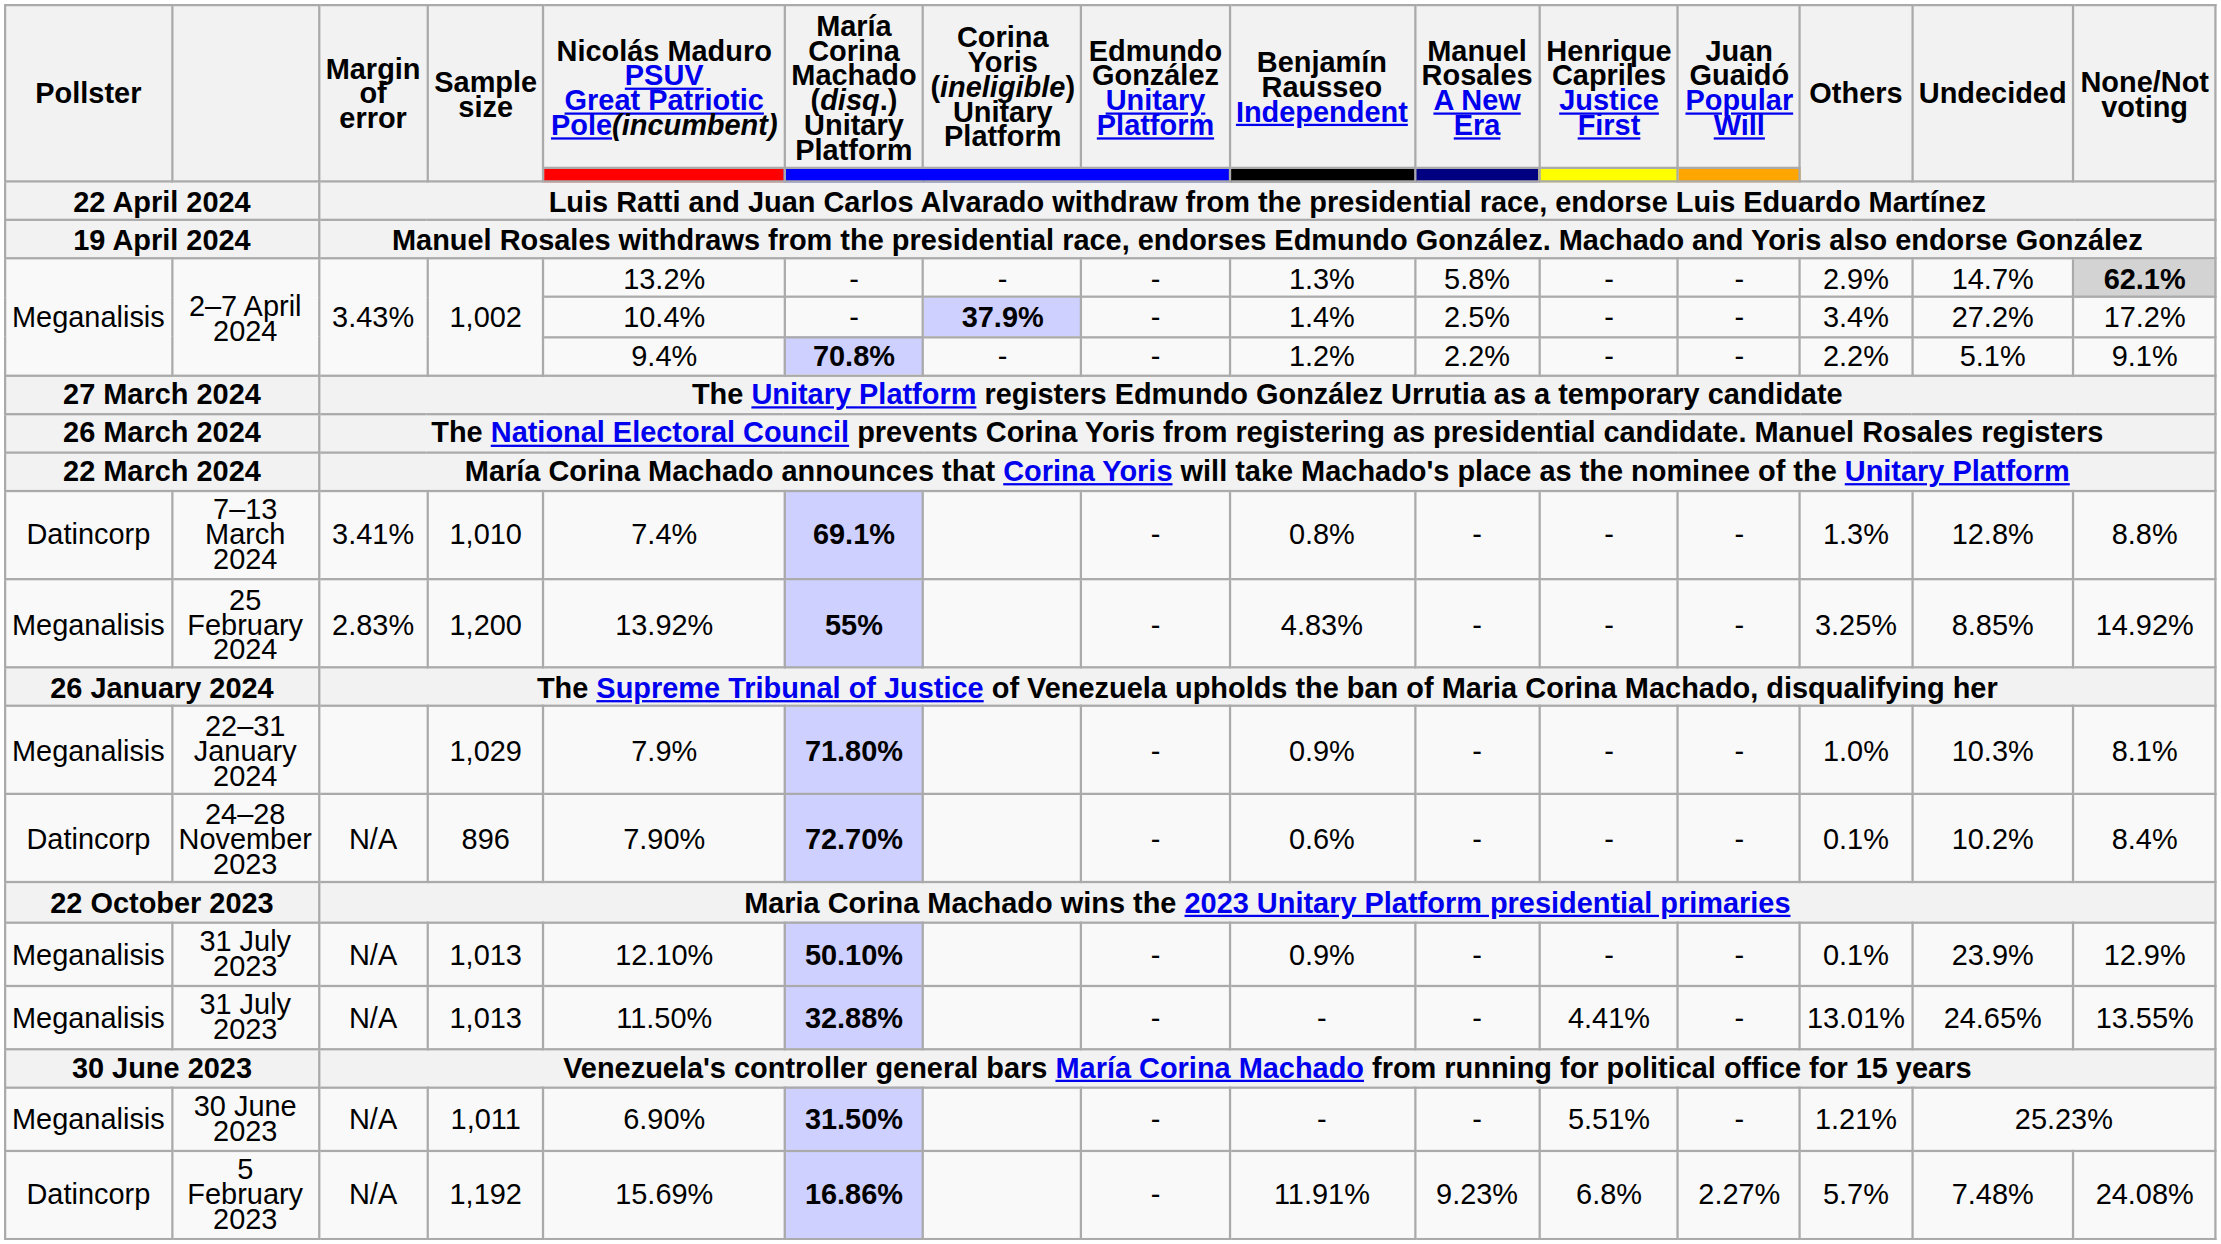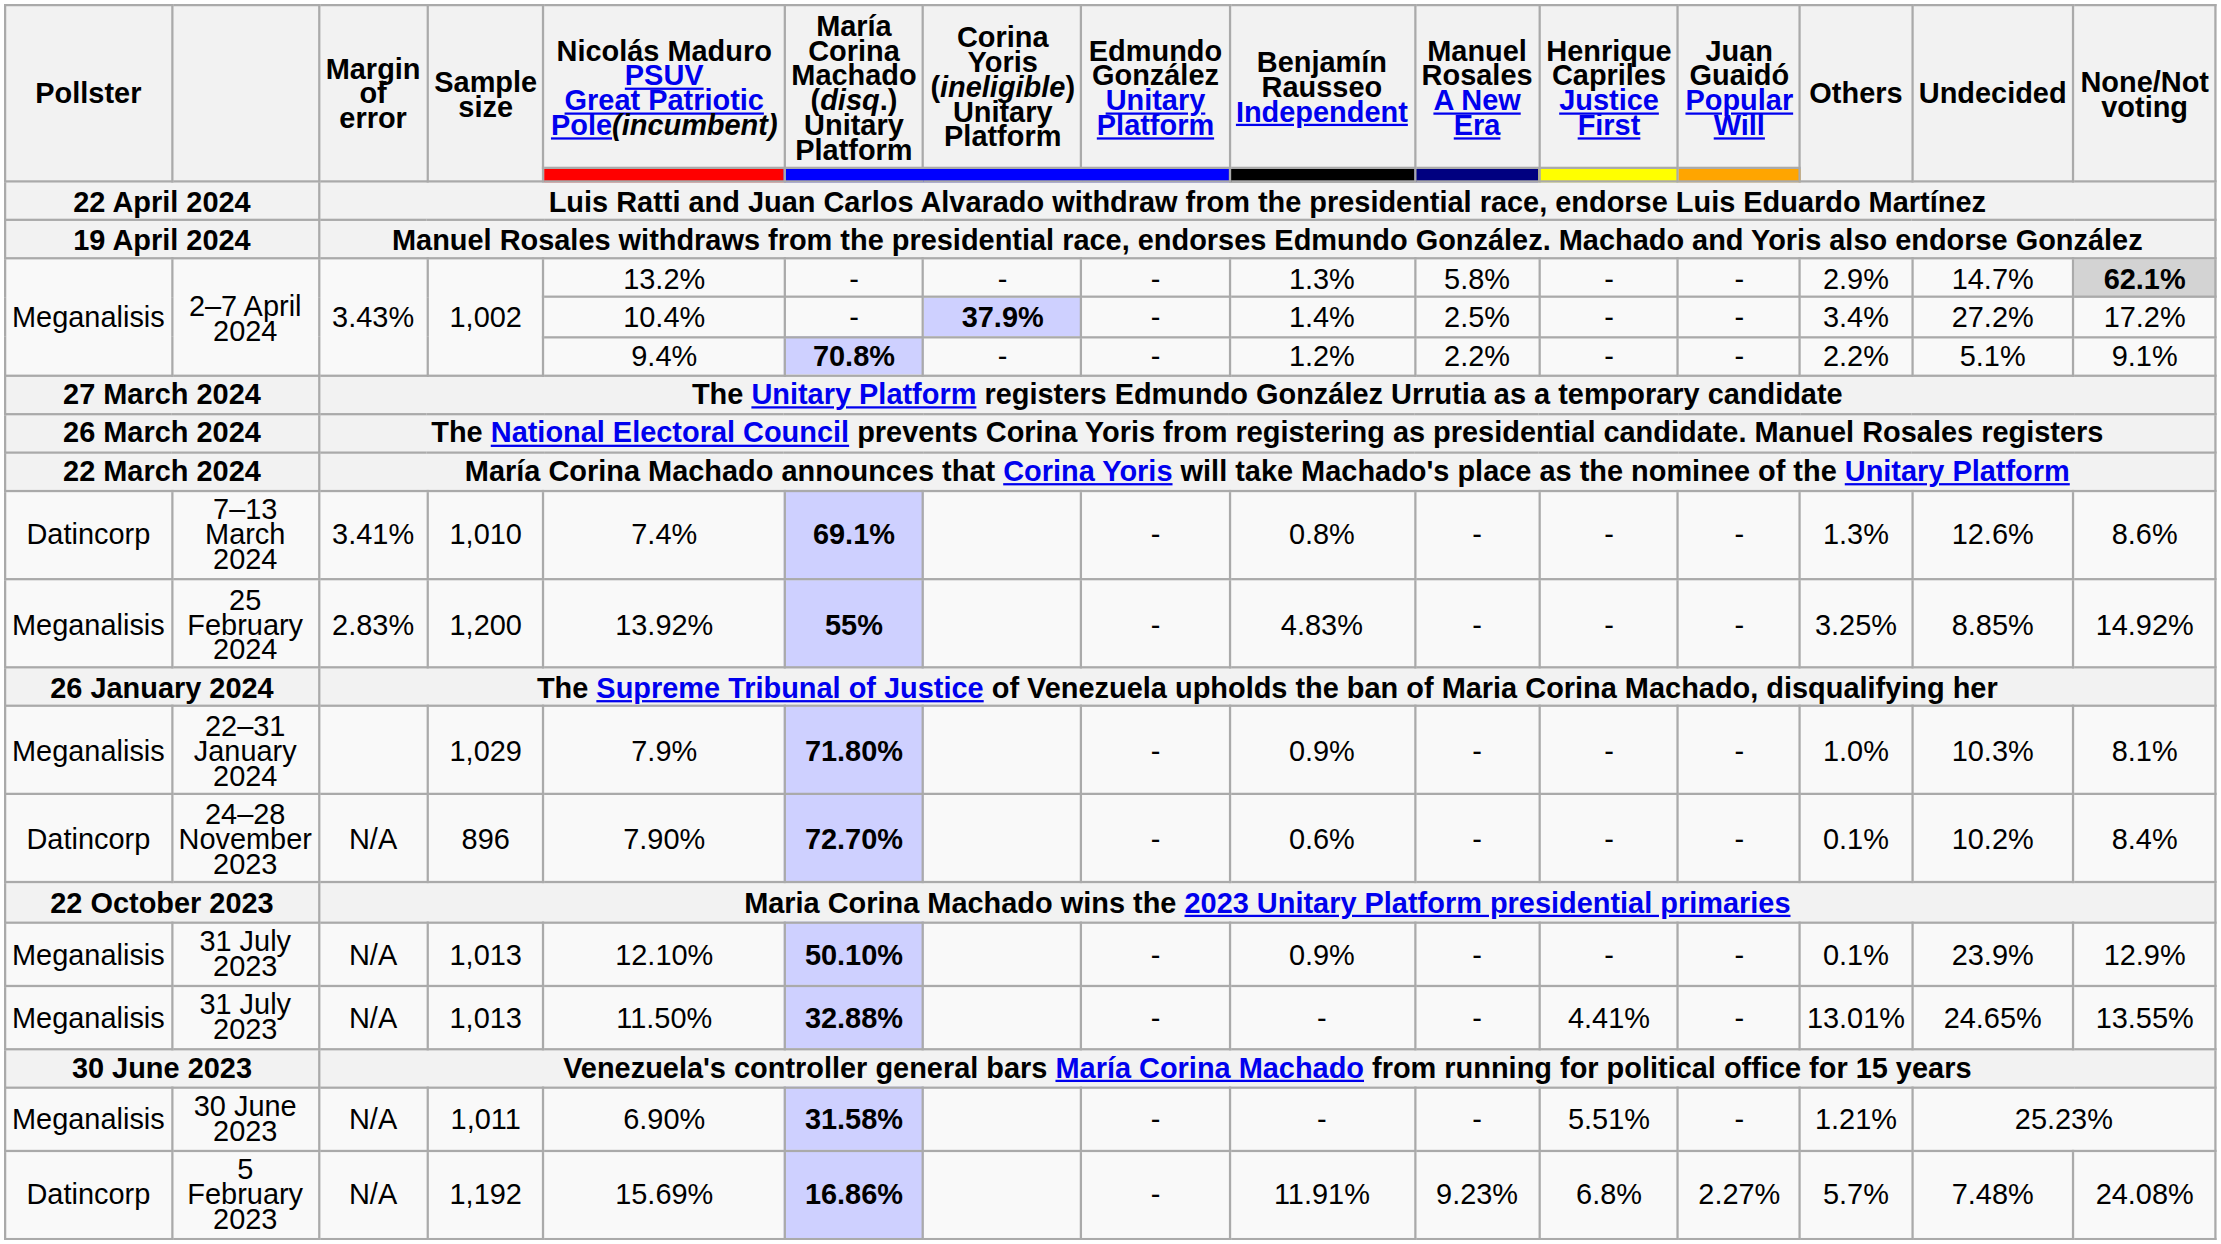(1993, 535) 12.8% -> (1993, 535) 12.6%
(2145, 535) 8.8% -> (2145, 535) 8.6%
(854, 1119) 31.50% -> (854, 1119) 31.58%
